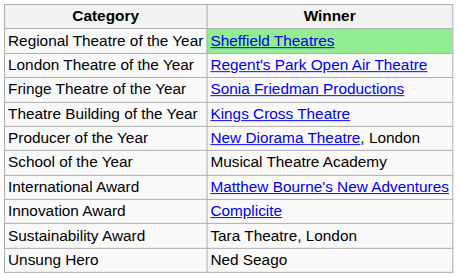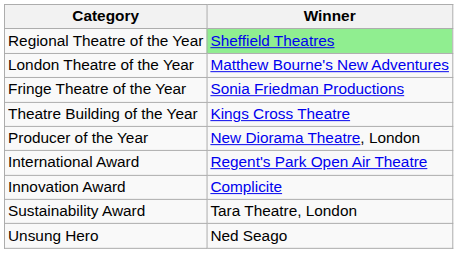(319, 65) Regent's Park Open Air Theatre -> (330, 65) Matthew Bourne's New Adventures
- row: (70, 162)
(330, 187) Matthew Bourne's New Adventures -> (319, 162) Regent's Park Open Air Theatre
